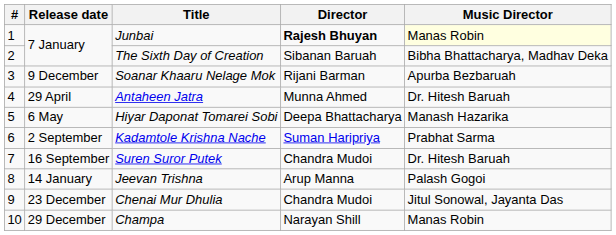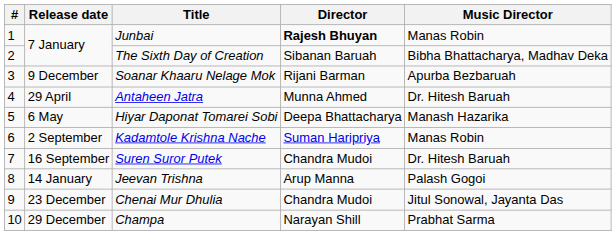(446, 35) lightyellow background -> (446, 35) no background
(451, 138) Prabhat Sarma -> (446, 138) Manas Robin
(446, 220) Manas Robin -> (451, 220) Prabhat Sarma
